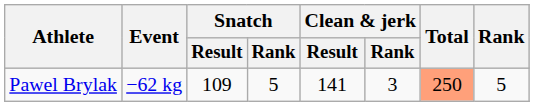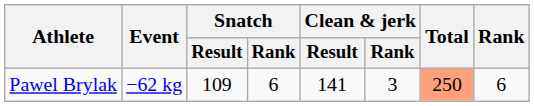(273, 85) 5 -> (273, 85) 6
(501, 85) 5 -> (501, 85) 6
